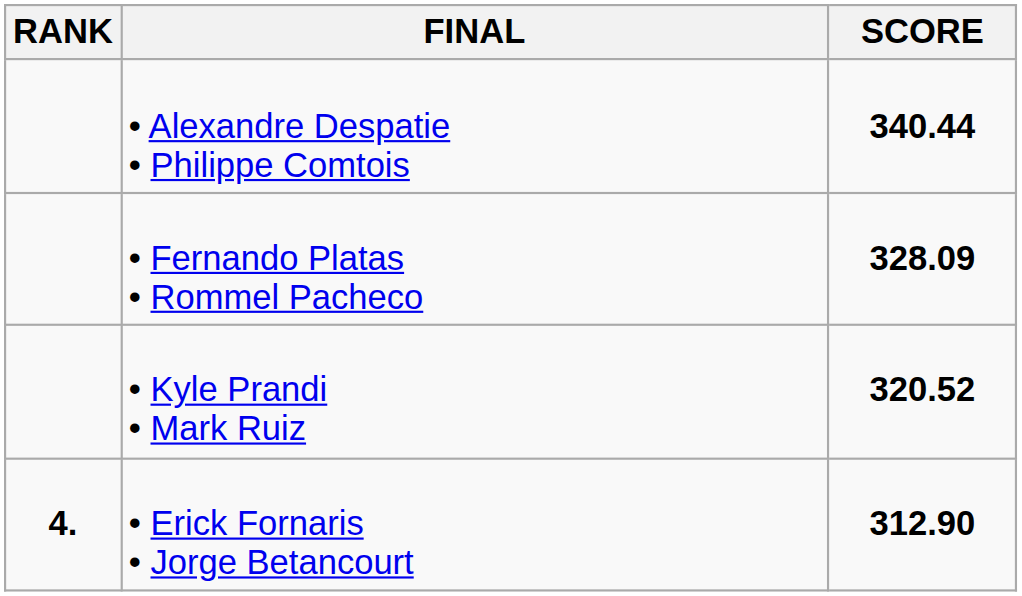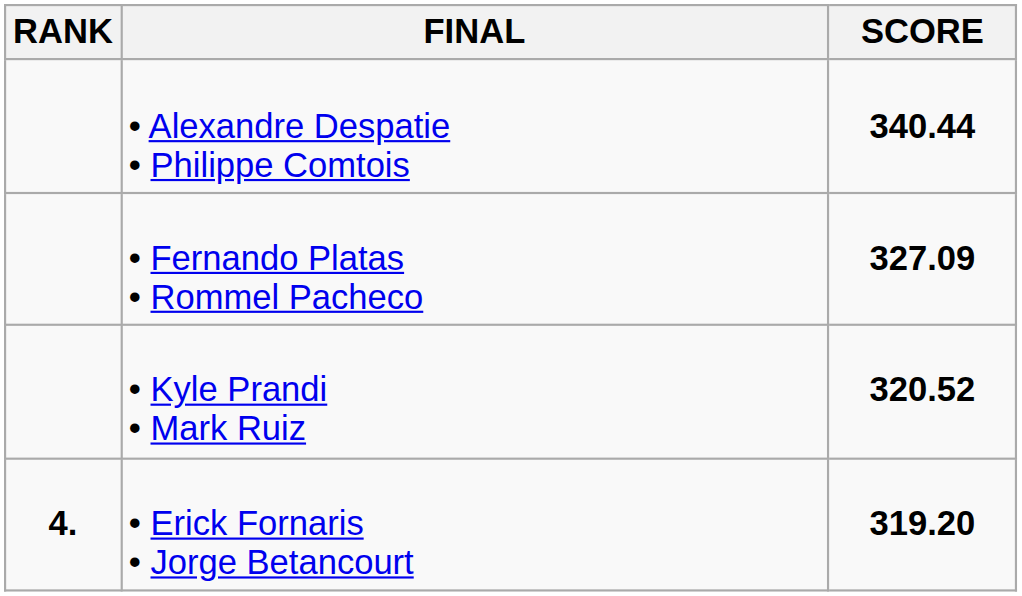(922, 258) 328.09 -> (922, 258) 327.09
(922, 523) 312.90 -> (922, 523) 319.20
